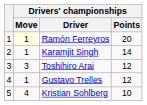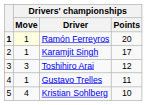(9, 38) normal -> (9, 38) bold
(127, 52) 14 -> (127, 52) 17
(127, 79) 12 -> (127, 79) 11
